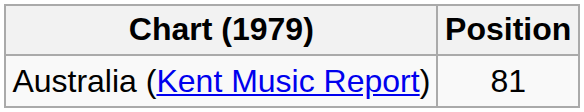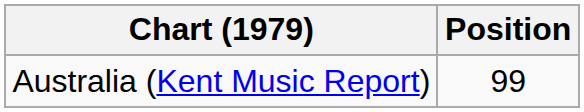(508, 80) 81 -> (508, 80) 99
